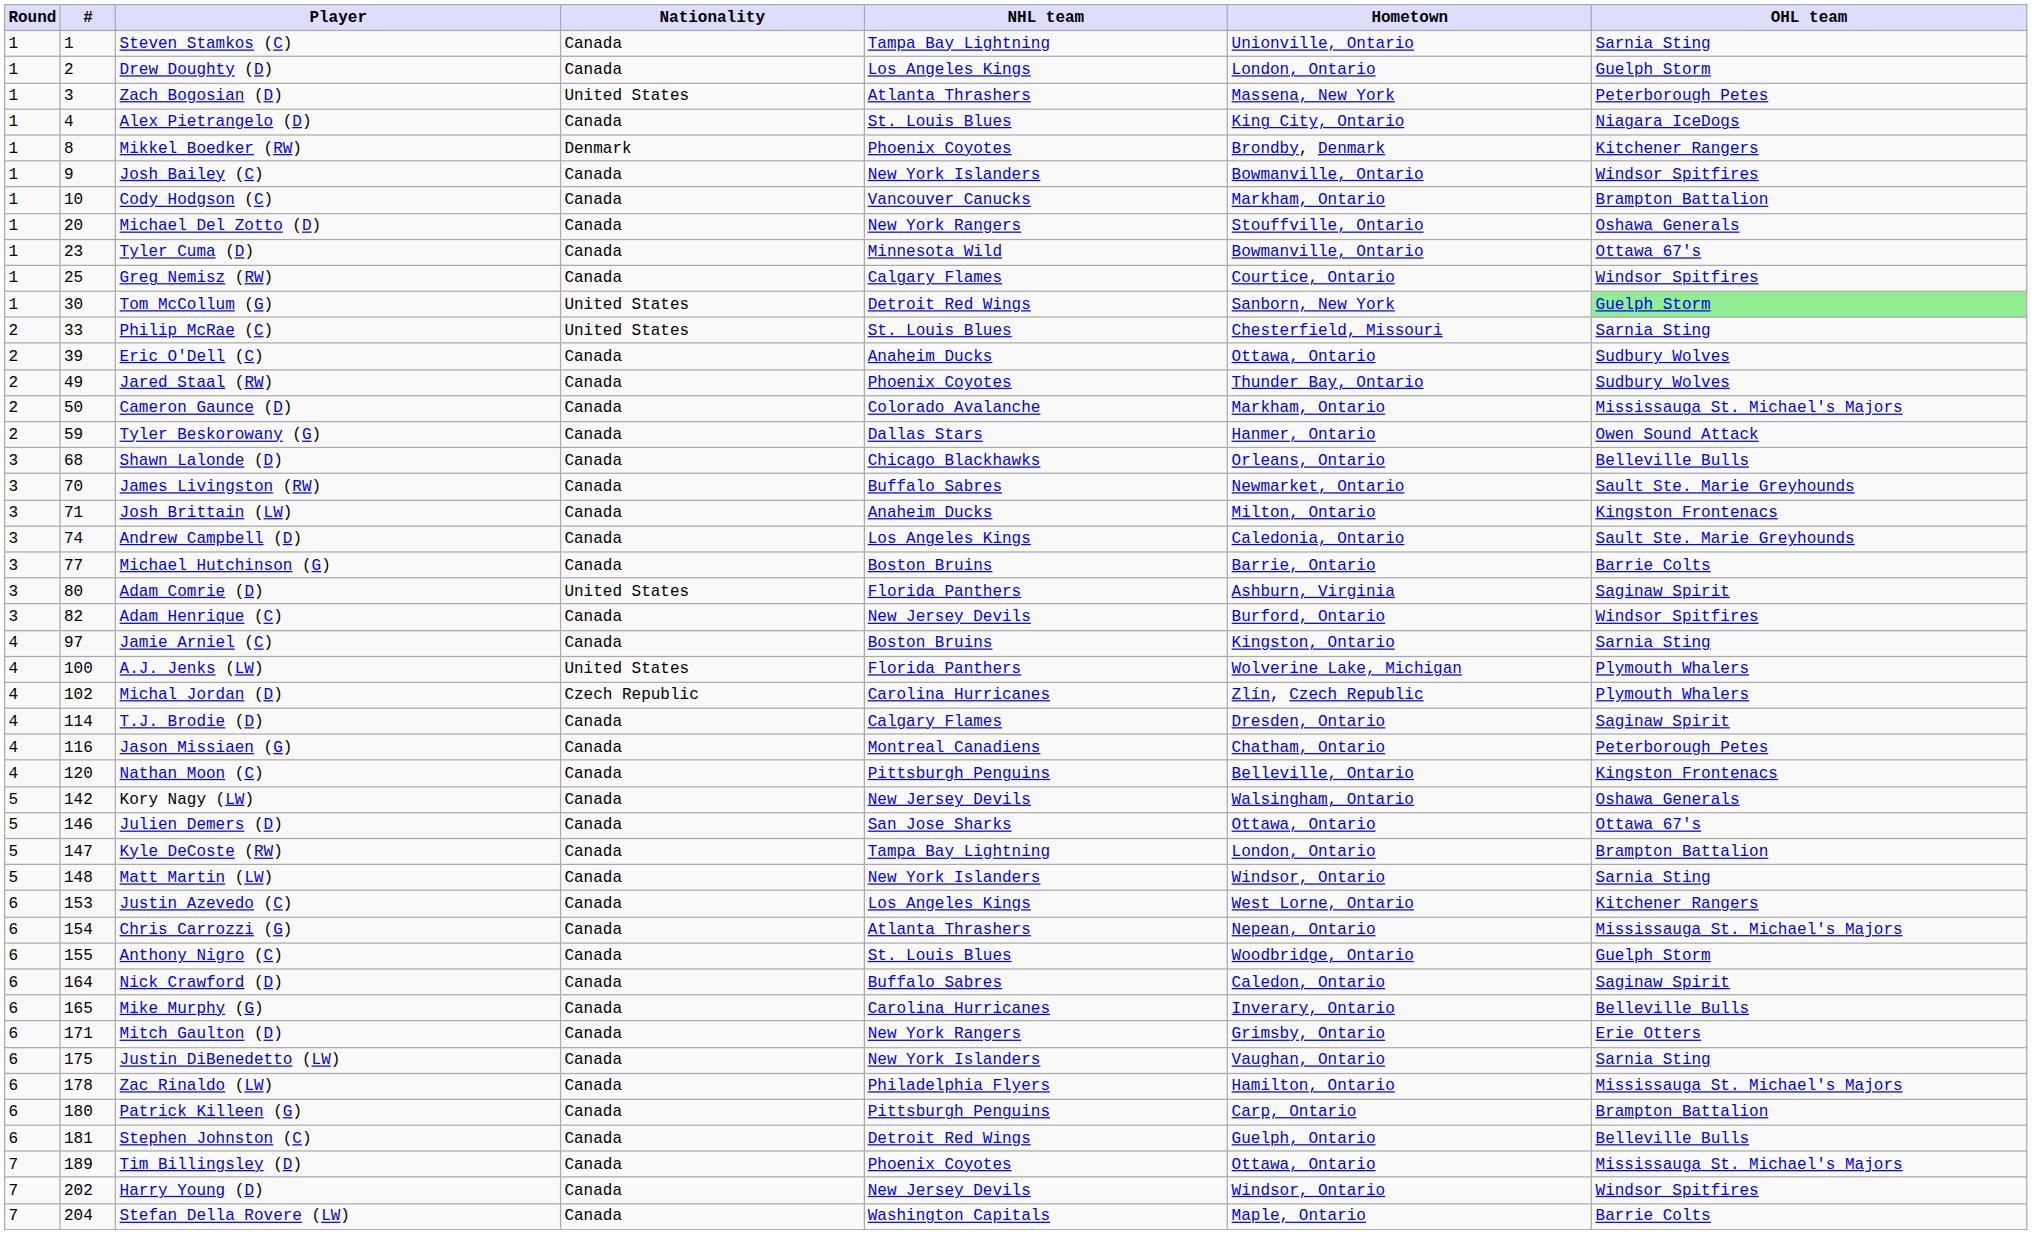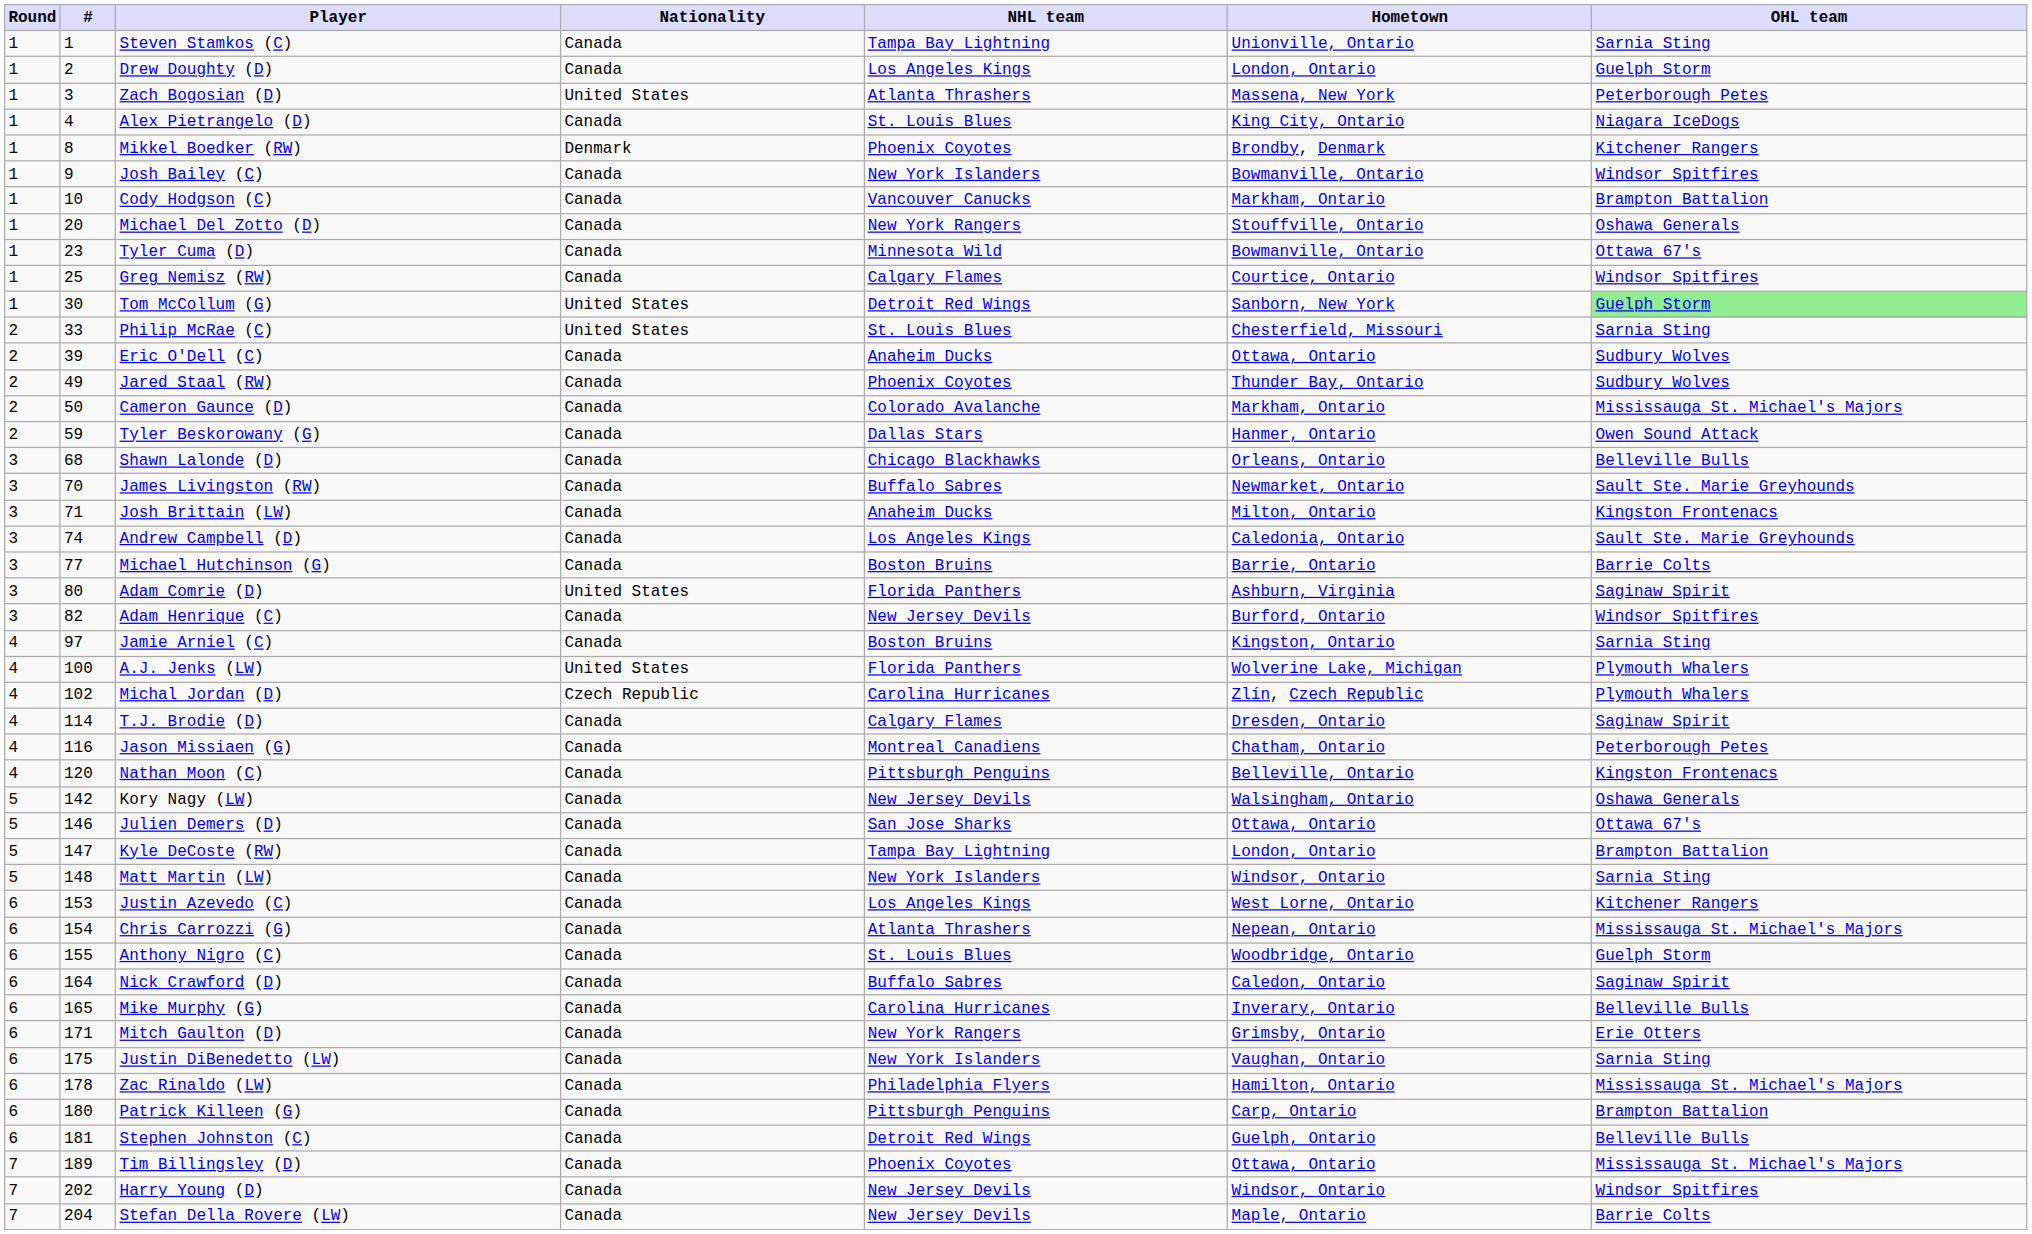(959, 1216) Washington Capitals -> (949, 1216) New Jersey Devils
